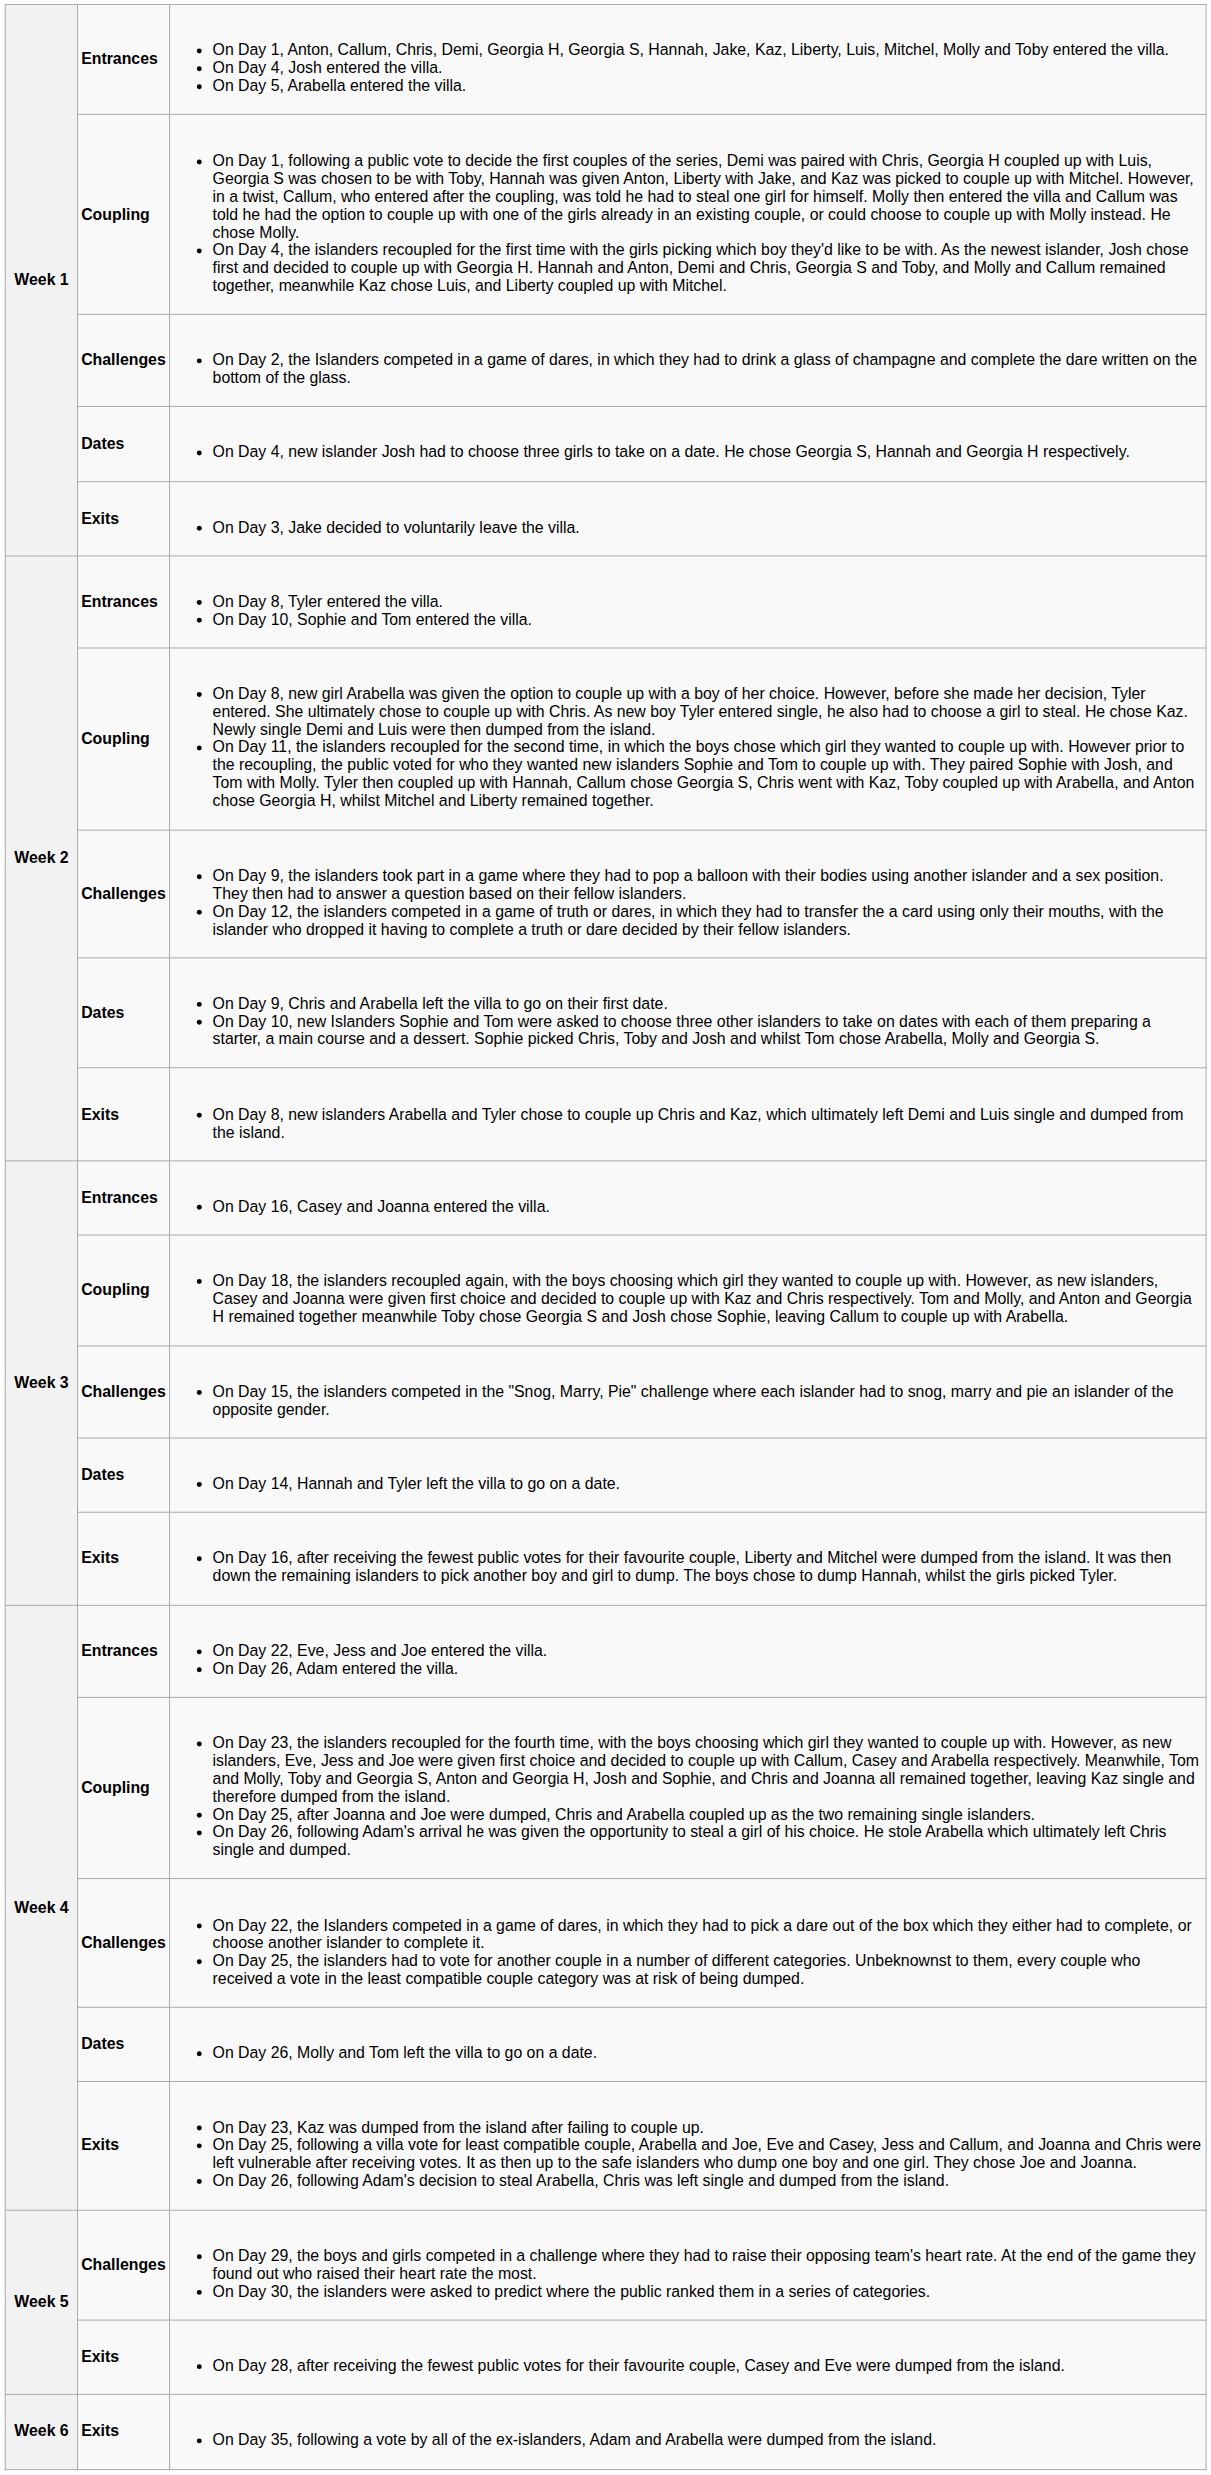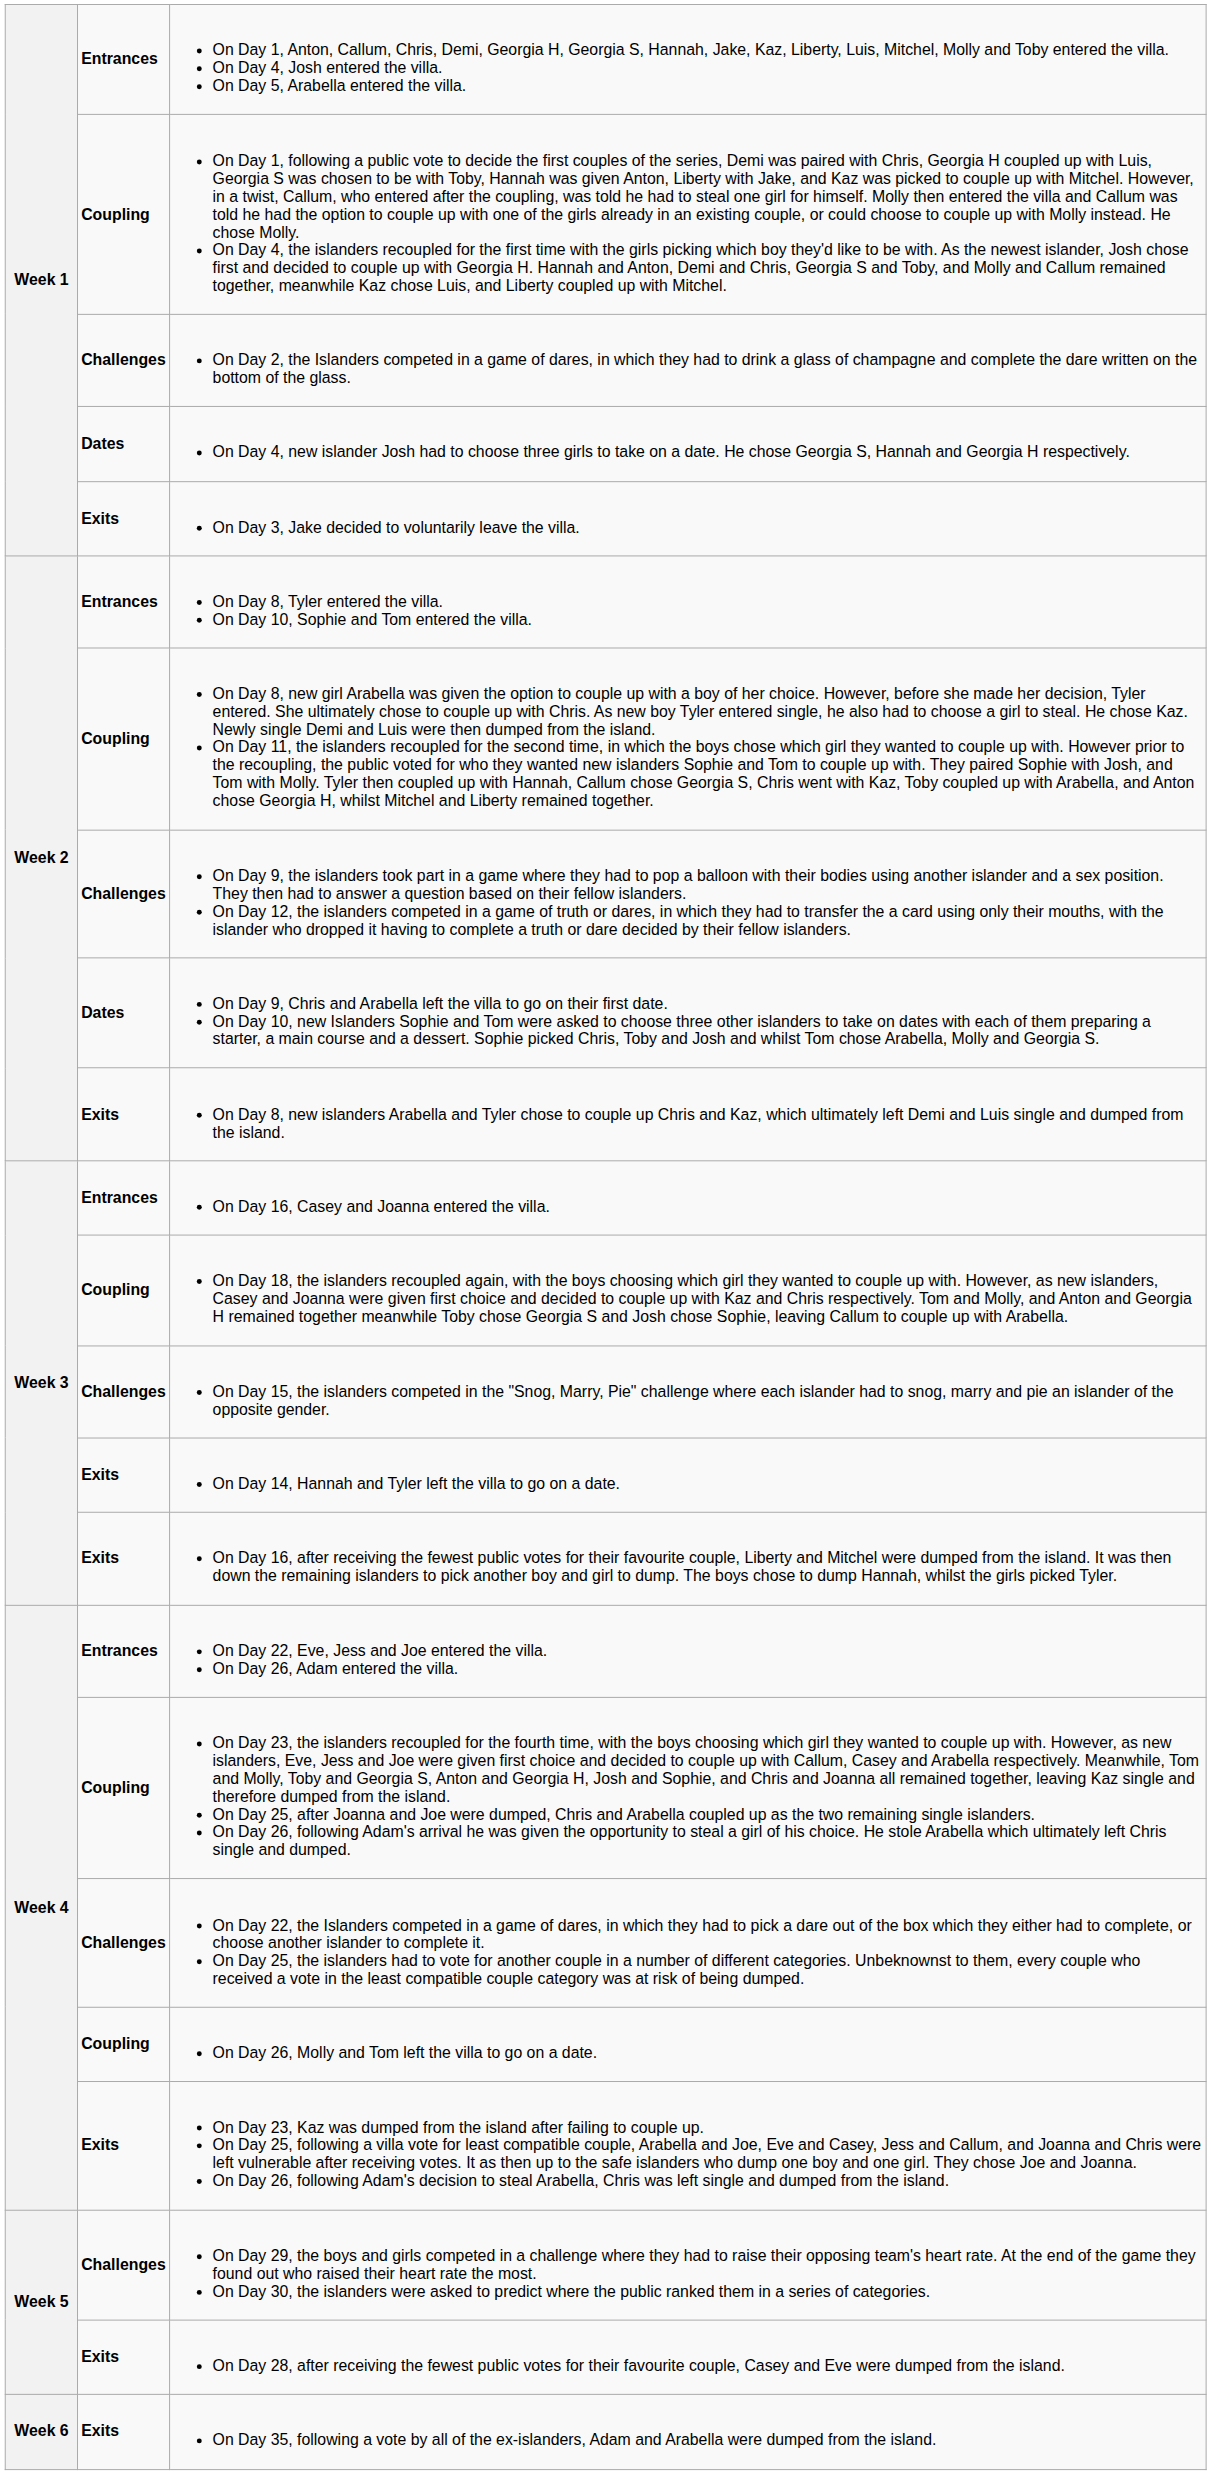(103, 1475) Dates -> (100, 1475) Exits
(103, 2044) Dates -> (115, 2044) Coupling
